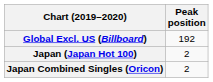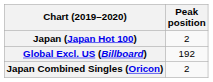rows swapped: (85, 38) <-> (85, 54)
